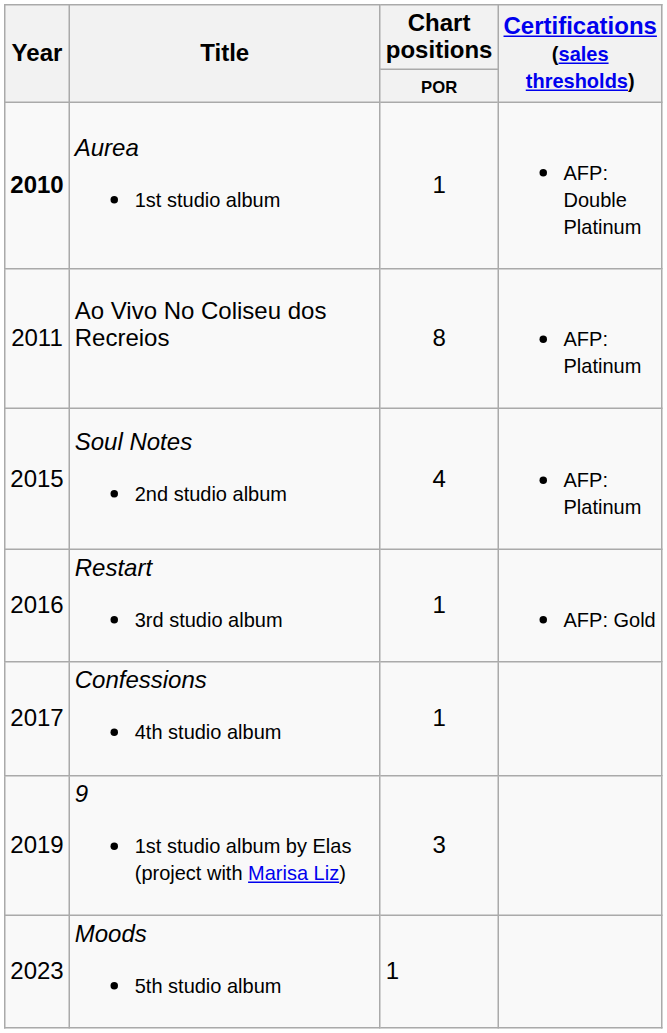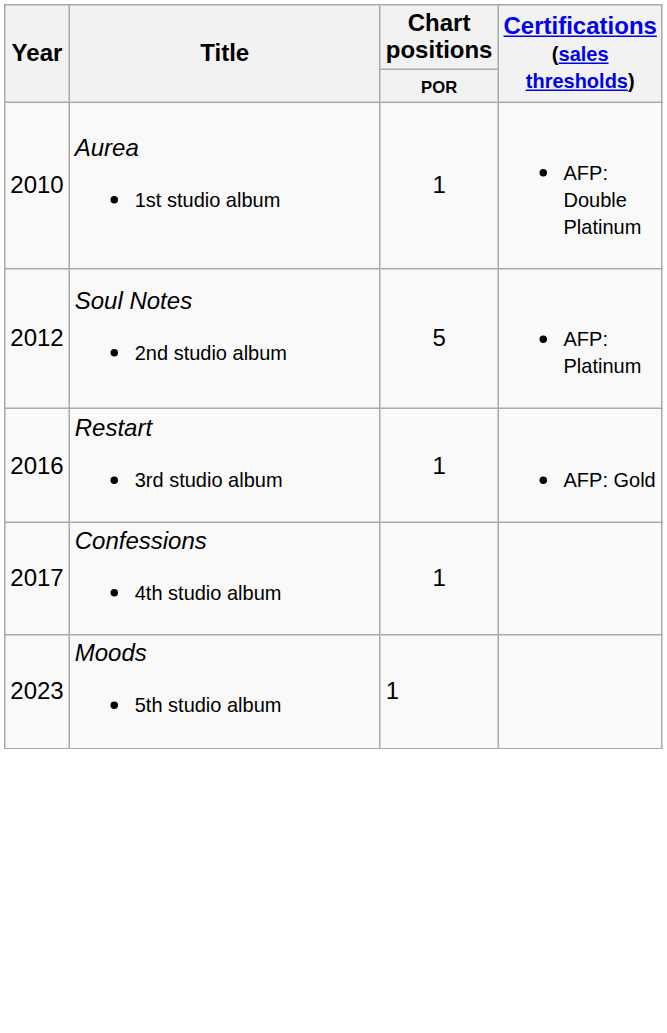(37, 185) bold -> (37, 185) normal
- row: (201, 325)
(37, 478) 2015 -> (37, 338) 2012
(439, 478) 4 -> (439, 338) 5
- row: (225, 833)
